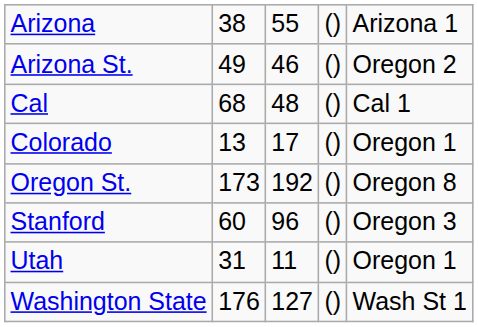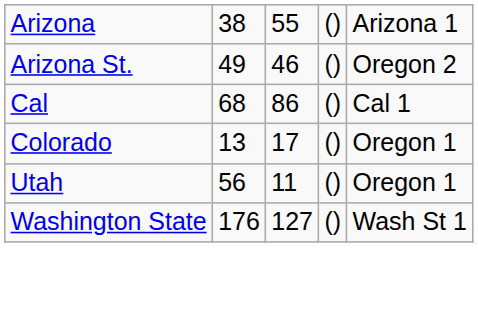(285, 103) 48 -> (285, 103) 86
- row: (71, 182)
- row: (58, 222)
(232, 261) 31 -> (232, 182) 56
